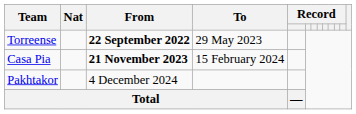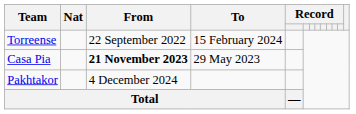(139, 39) bold -> (137, 39) normal
(229, 39) 29 May 2023 -> (238, 39) 15 February 2024
(240, 59) 15 February 2024 -> (227, 59) 29 May 2023
